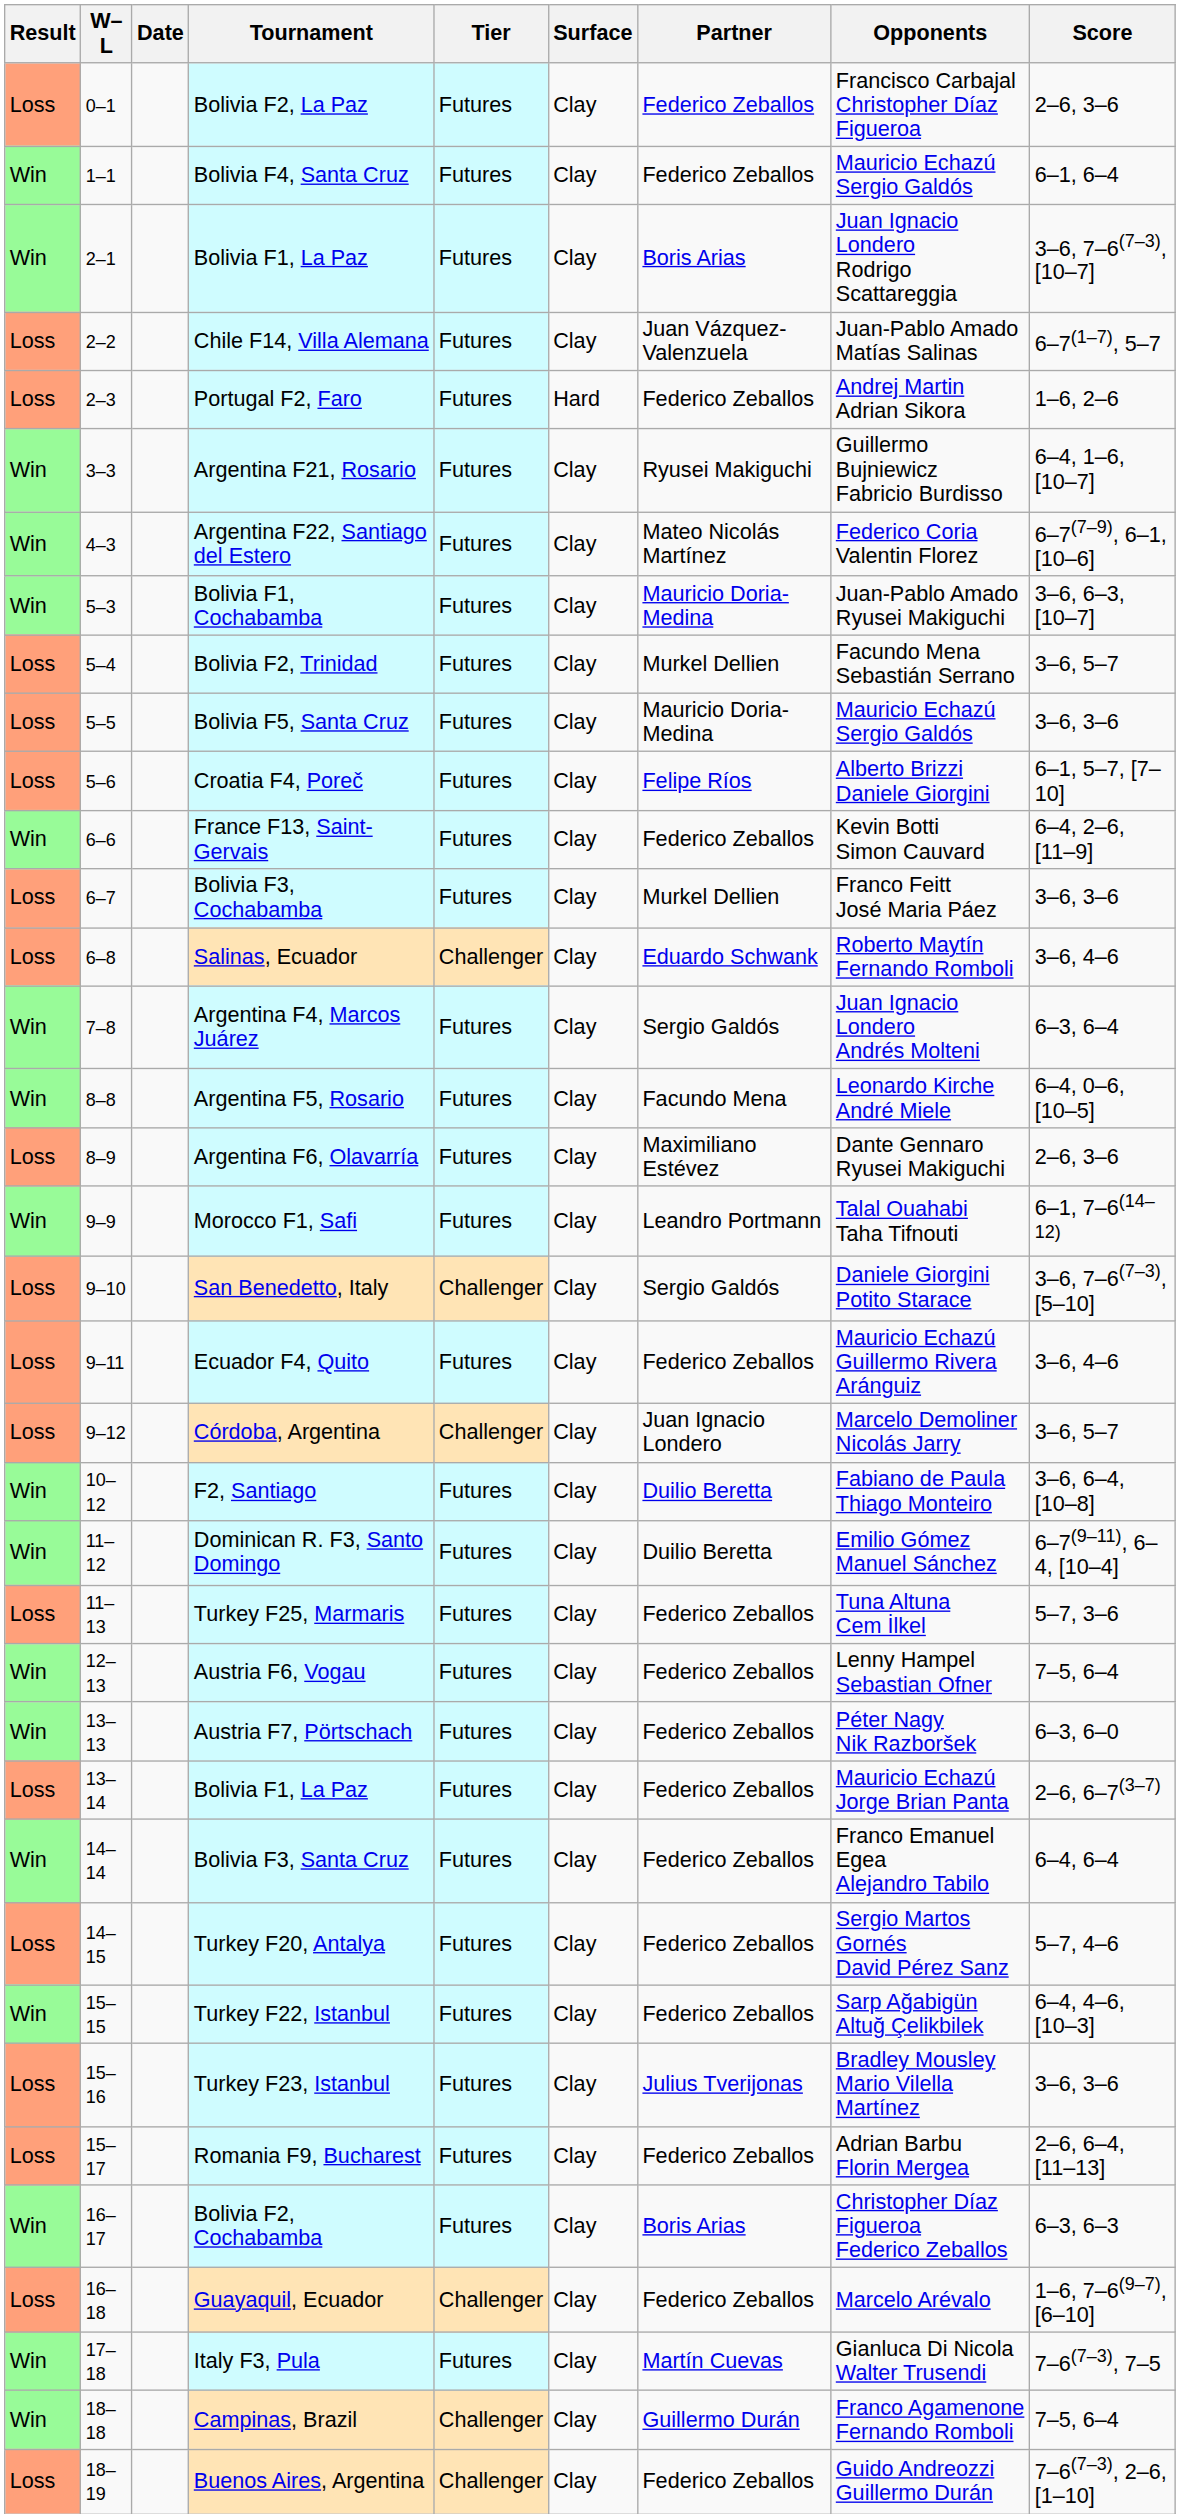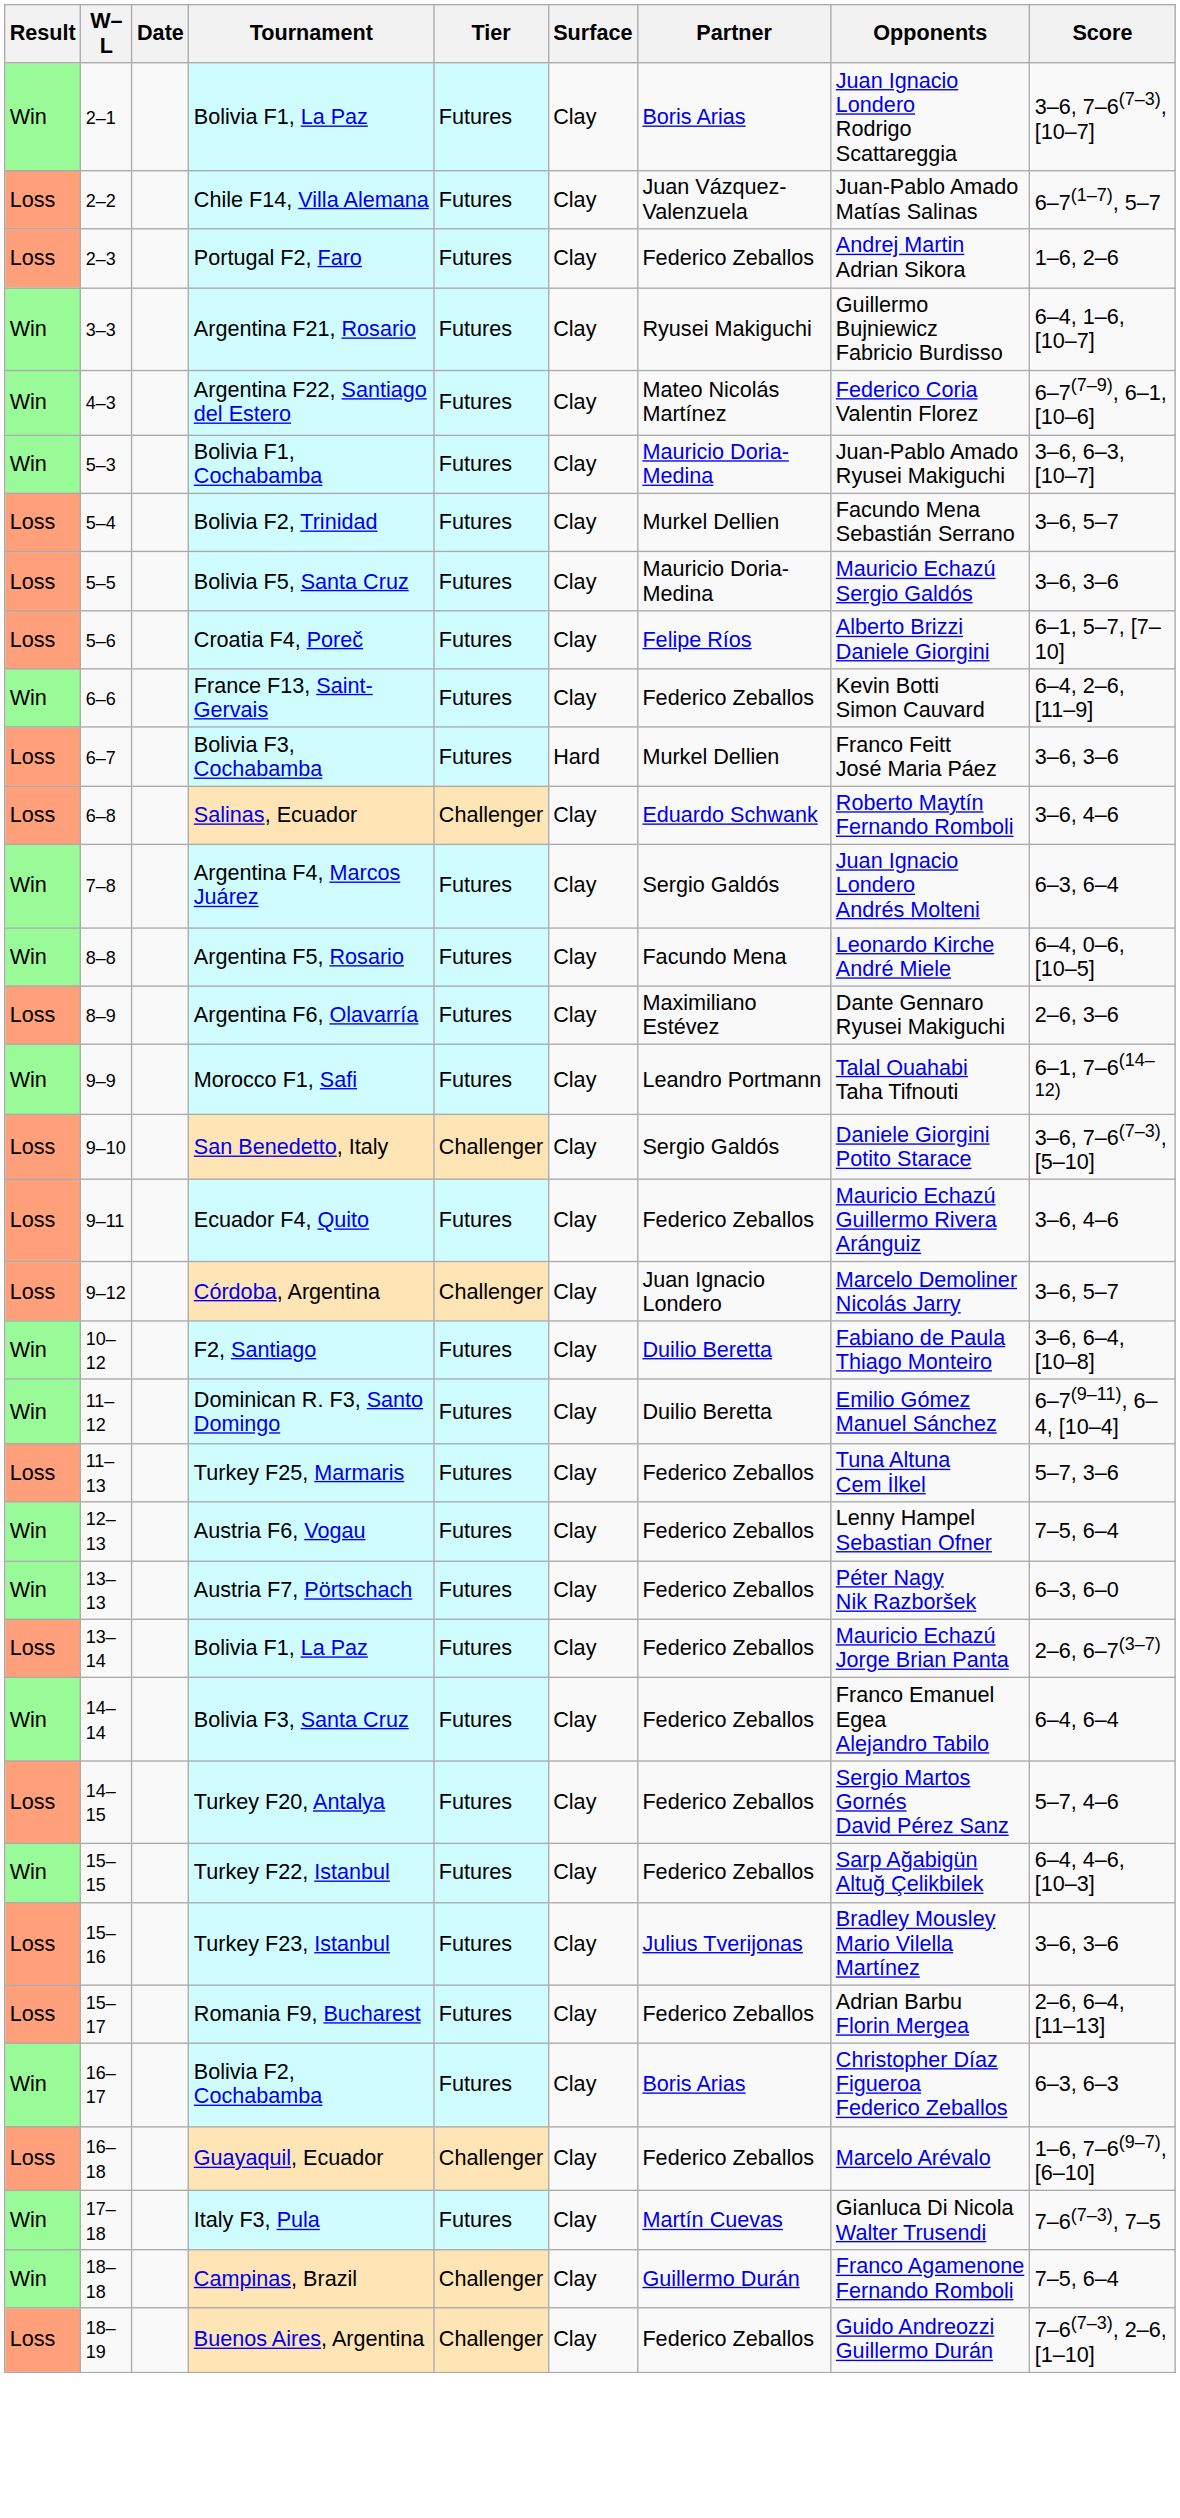- row: (101, 105)
- row: (101, 176)
(577, 399) Hard -> (575, 258) Clay
(575, 898) Clay -> (577, 756) Hard
